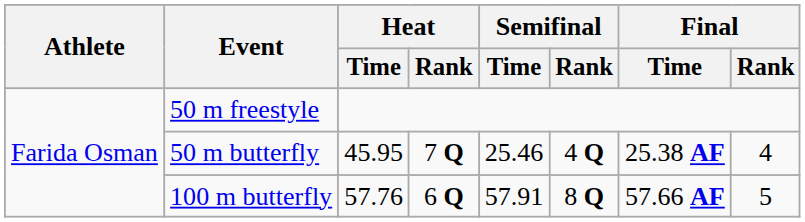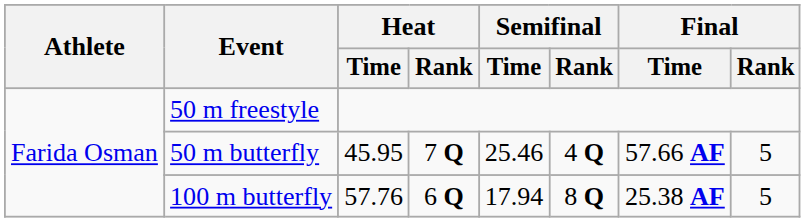(675, 153) 25.38 AF -> (675, 153) 57.66 AF
(766, 153) 4 -> (766, 153) 5
(514, 196) 57.91 -> (514, 196) 17.94
(675, 196) 57.66 AF -> (675, 196) 25.38 AF
